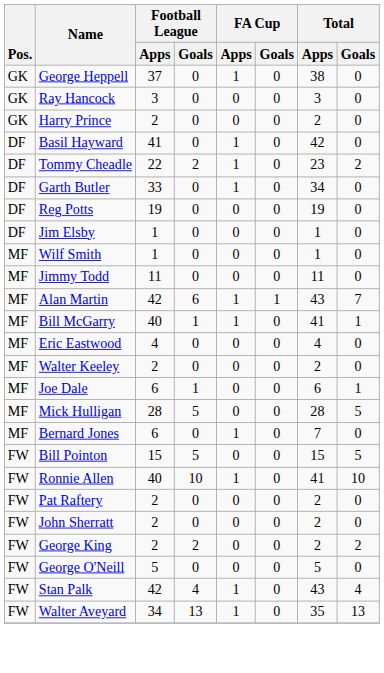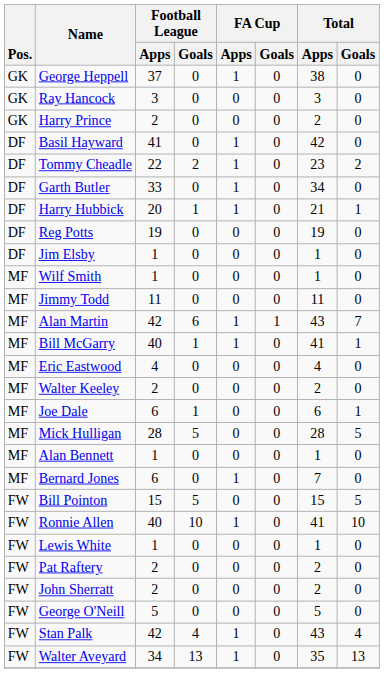+ row: (81, 210)
+ row: (76, 455)
+ row: (75, 545)
- row: (75, 545)
